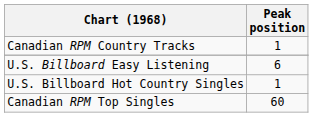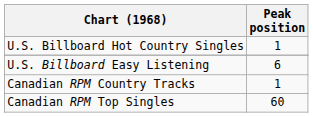rows swapped: (126, 84) <-> (101, 46)
